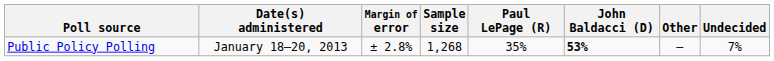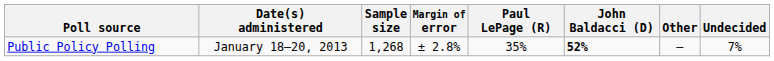columns swapped: (444, 21) <-> (391, 22)
(577, 47) 53% -> (577, 47) 52%
